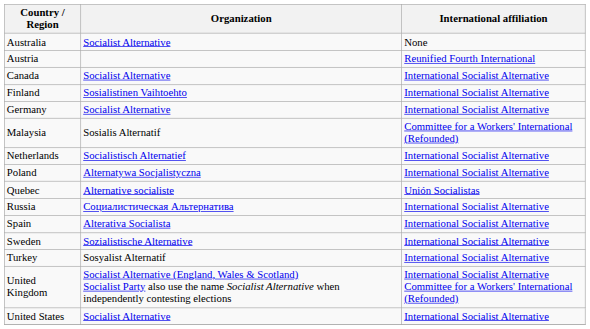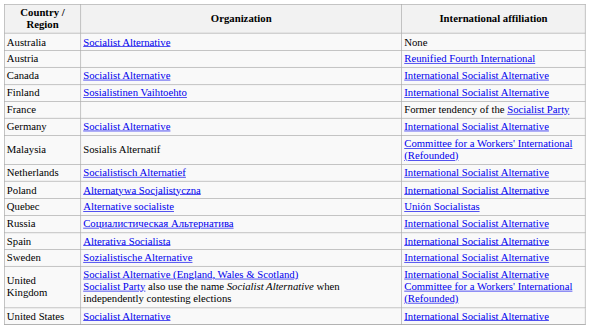+ row: (21, 110)
- row: (22, 258)
